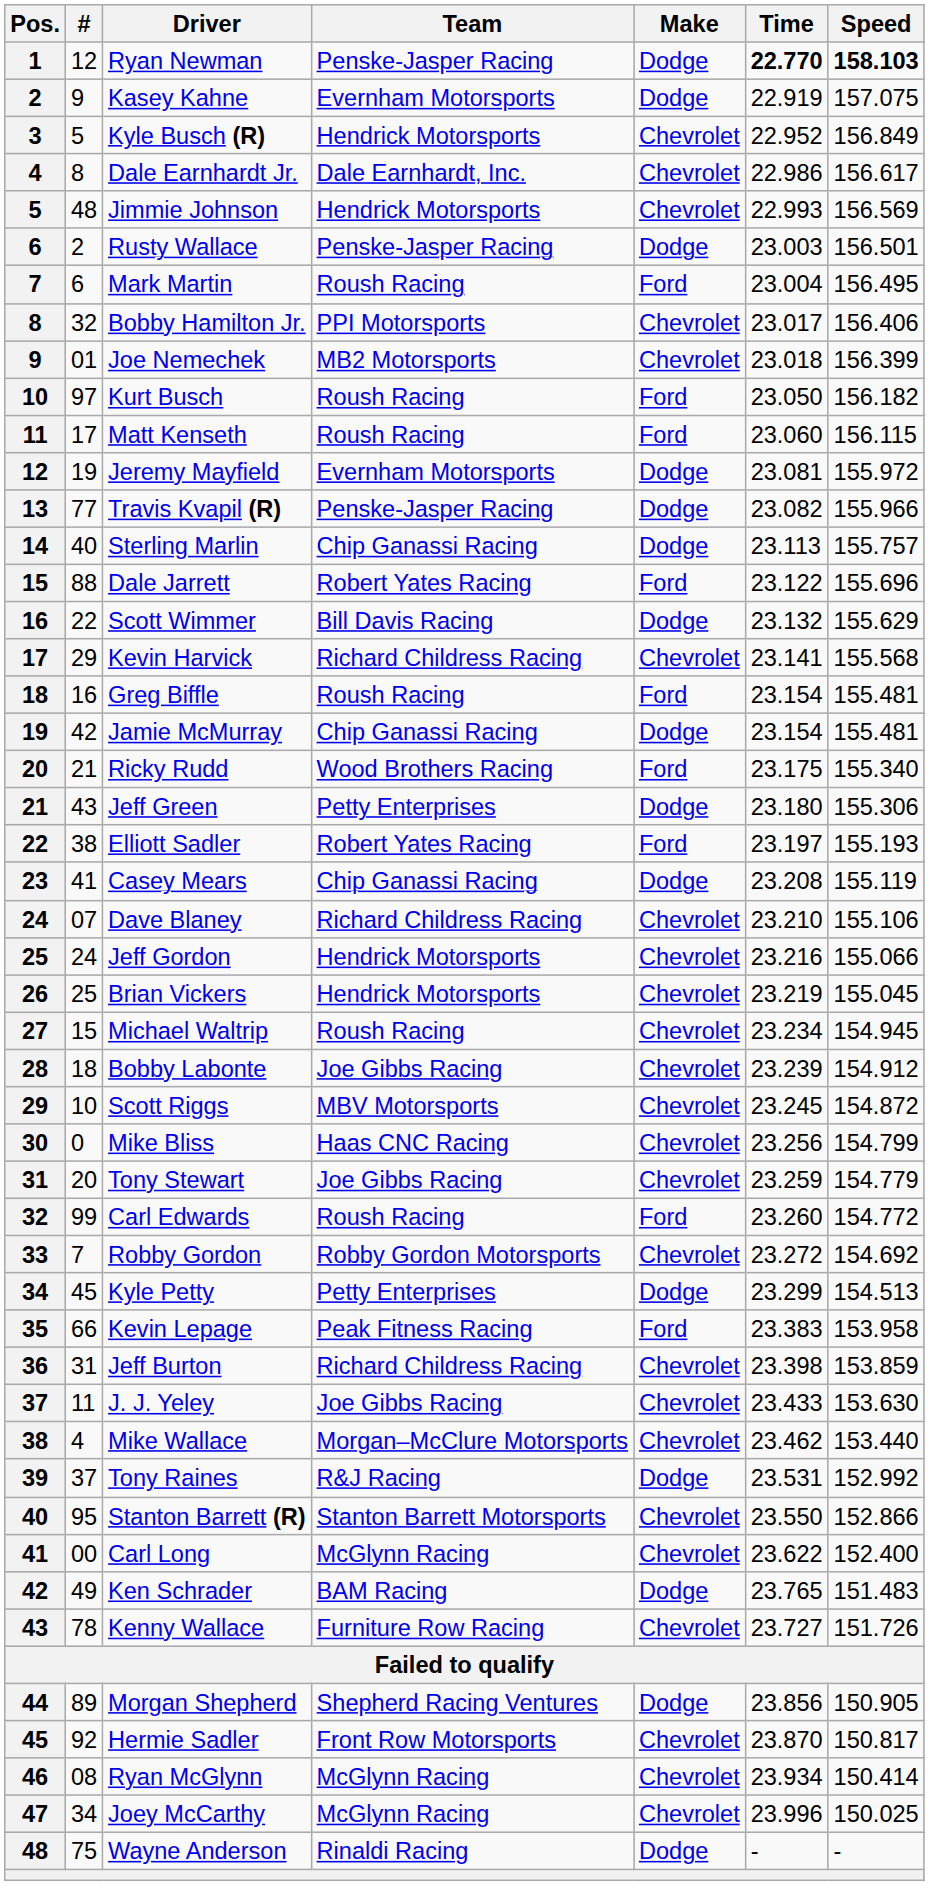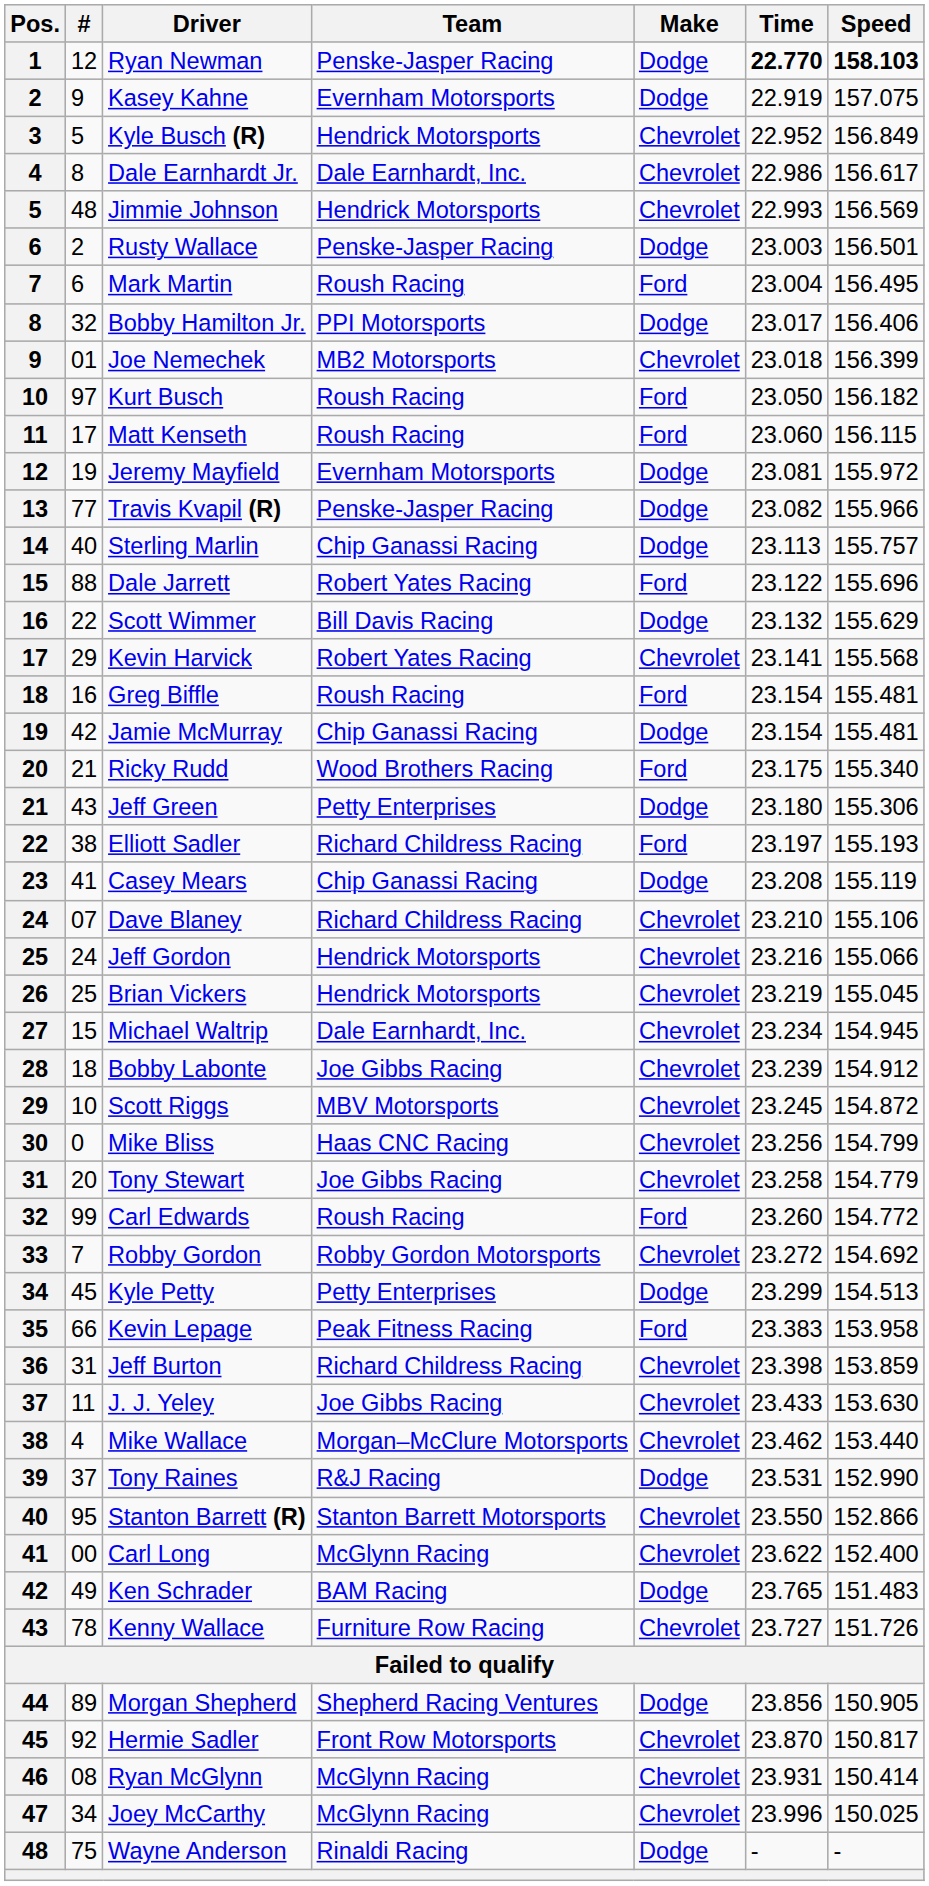(689, 322) Chevrolet -> (674, 322) Dodge
(449, 658) Richard Childress Racing -> (424, 658) Robert Yates Racing
(424, 844) Robert Yates Racing -> (449, 844) Richard Childress Racing
(391, 1031) Roush Racing -> (421, 1031) Dale Earnhardt, Inc.
(787, 1180) 23.259 -> (787, 1180) 23.258
(876, 1478) 152.992 -> (876, 1478) 152.990
(787, 1777) 23.934 -> (787, 1777) 23.931
